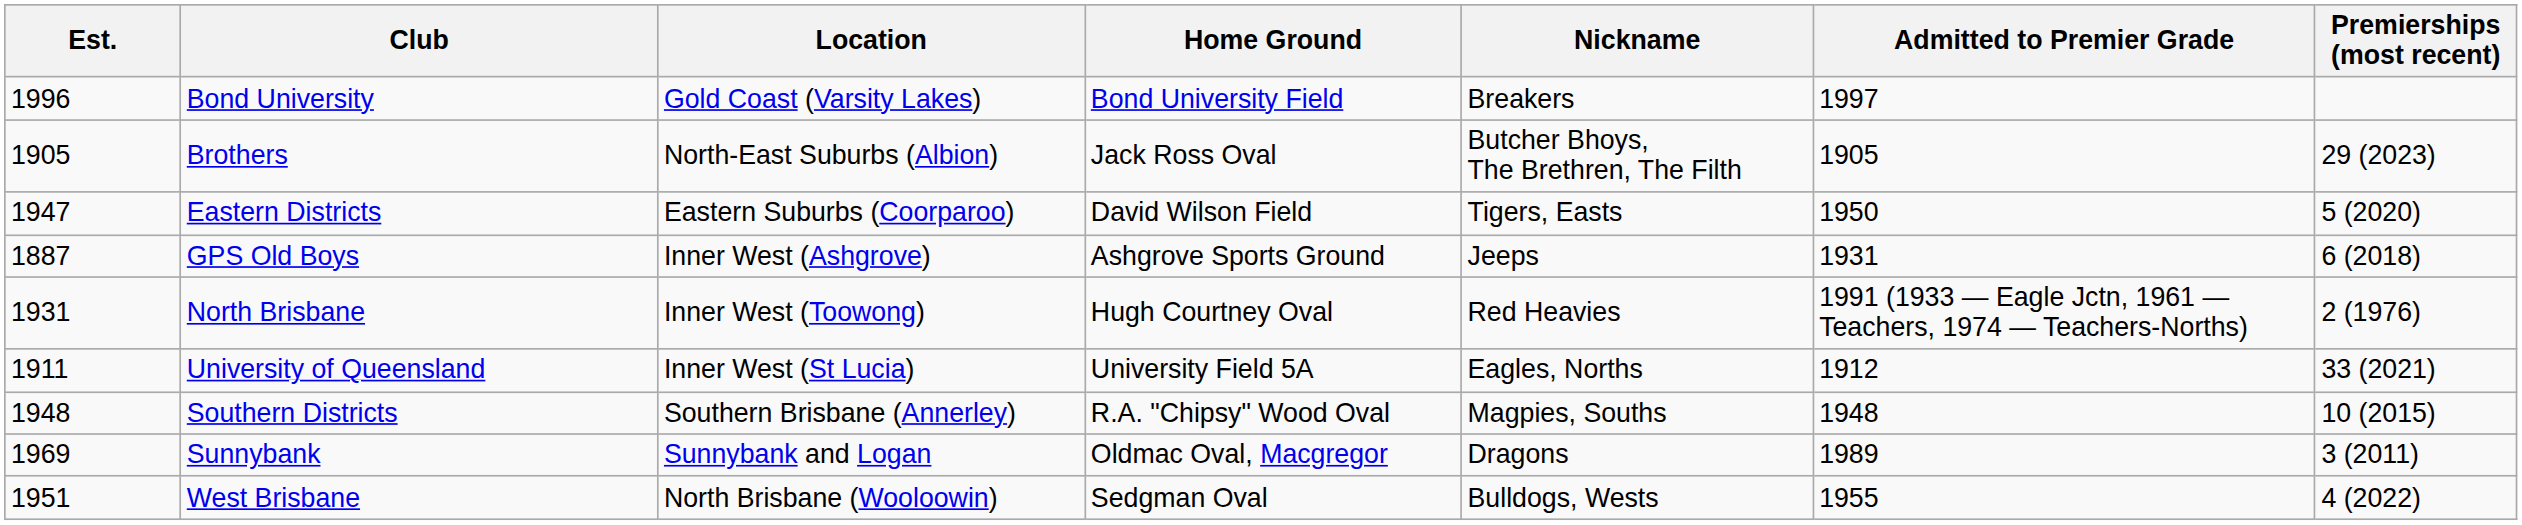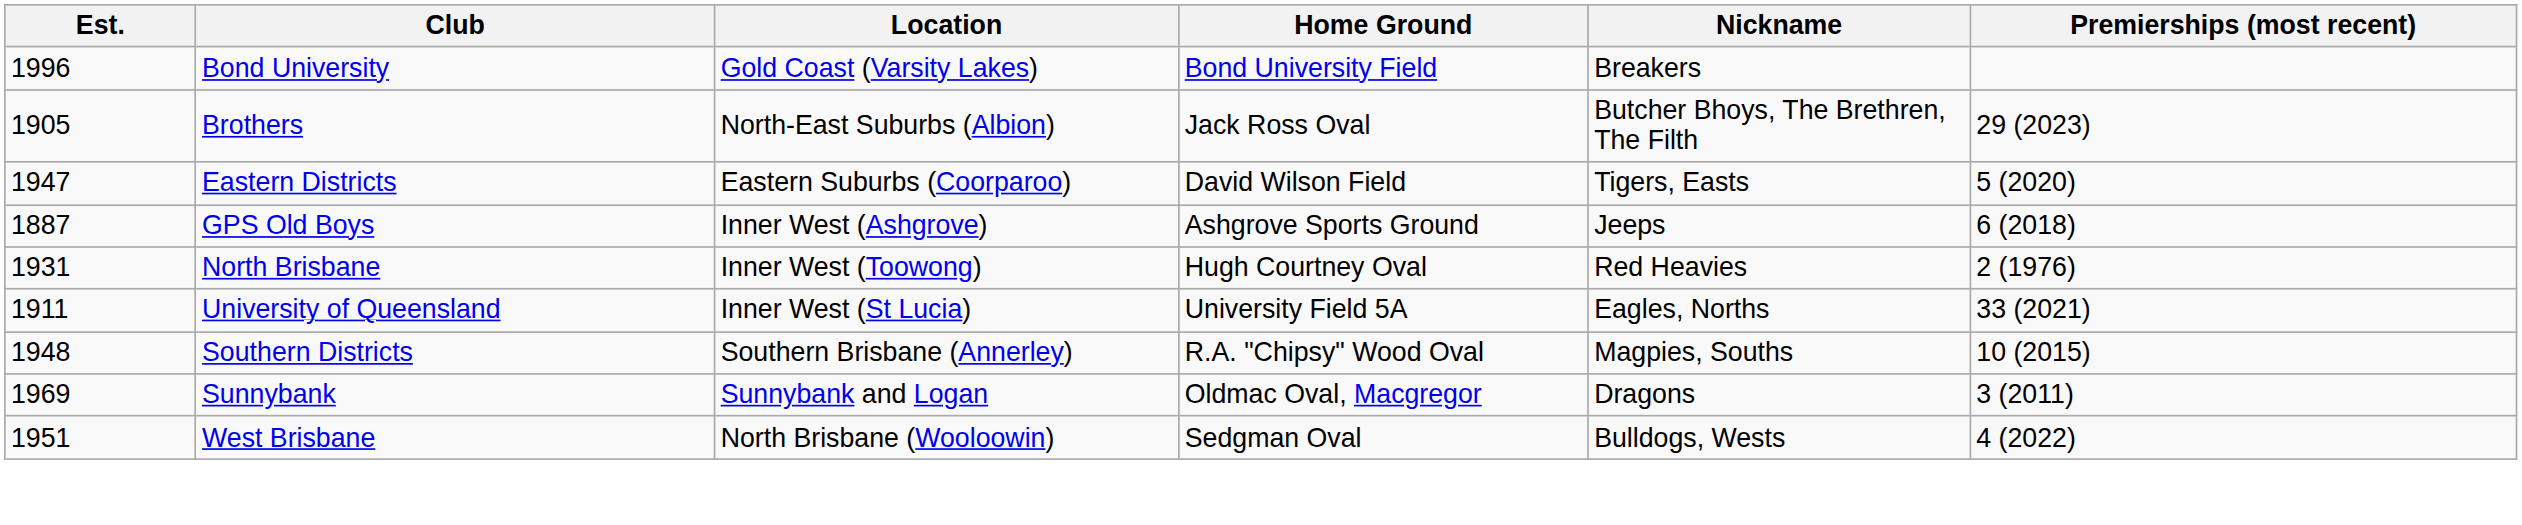- column: (2064, 40)
